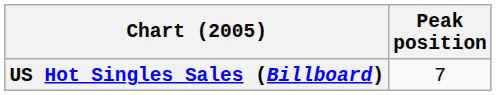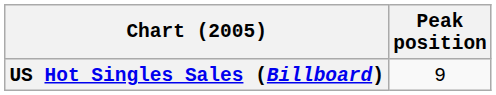(440, 75) 7 -> (440, 75) 9
